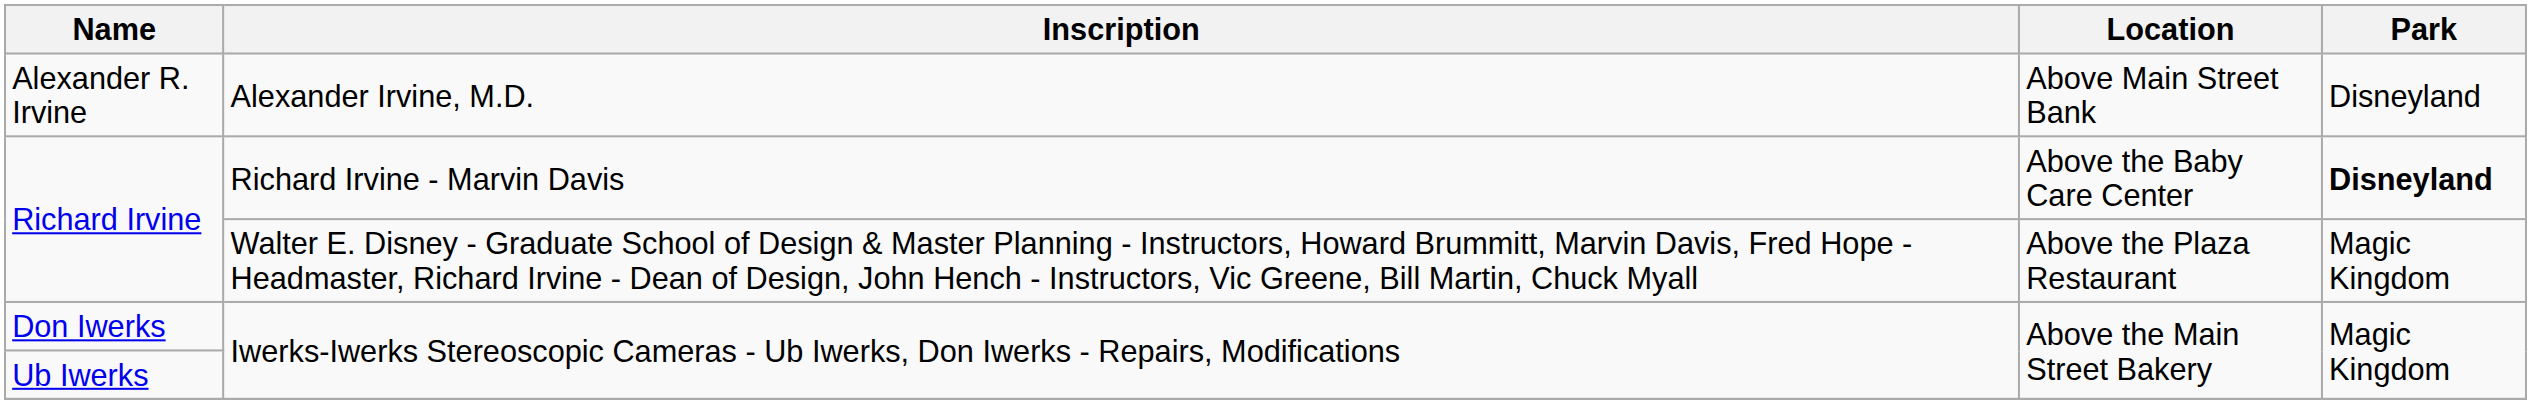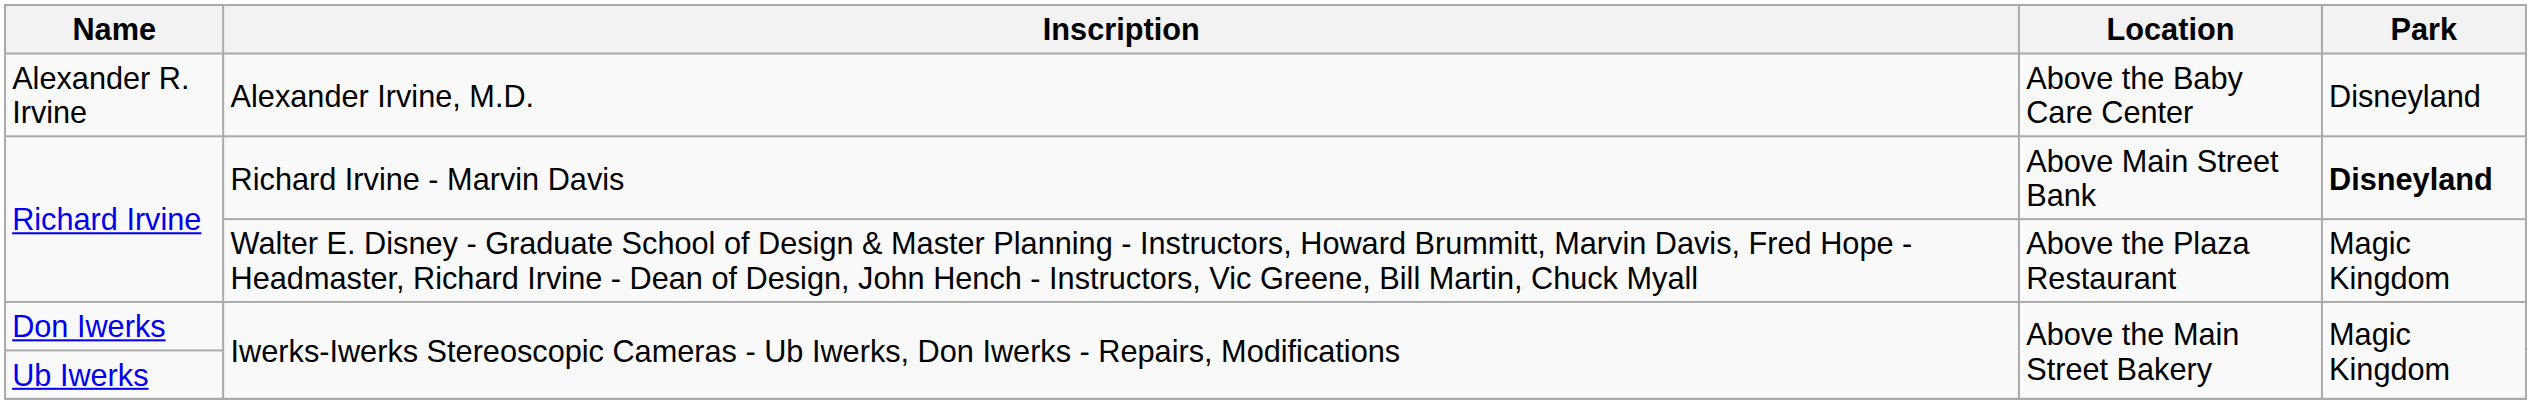(2152, 95) Above Main Street Bank -> (2135, 95) Above the Baby Care Center
(2135, 178) Above the Baby Care Center -> (2152, 178) Above Main Street Bank
